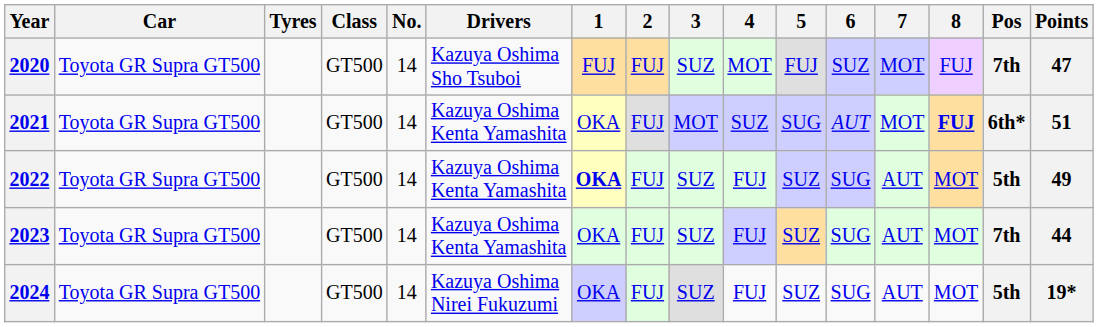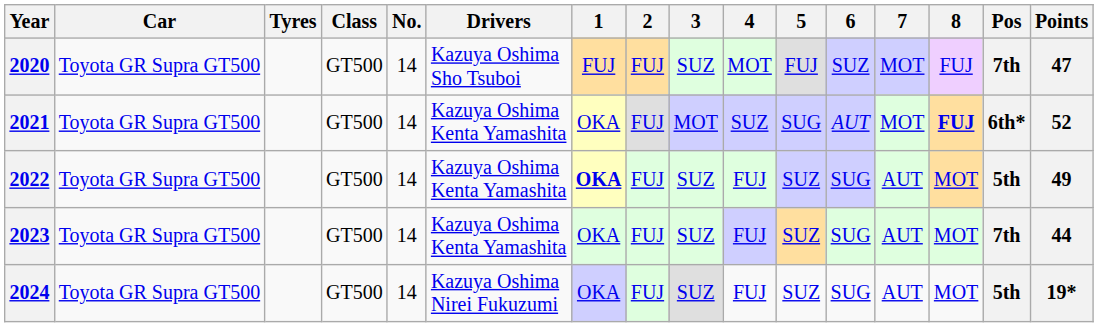(1062, 122) 51 -> (1062, 122) 52
